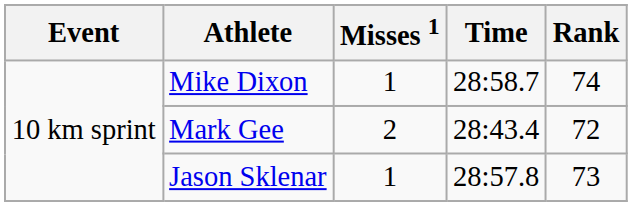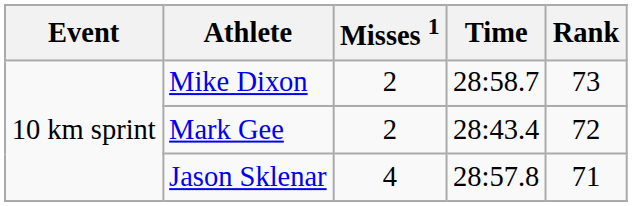(390, 82) 1 -> (390, 82) 2
(586, 82) 74 -> (586, 82) 73
(390, 176) 1 -> (390, 176) 4
(586, 176) 73 -> (586, 176) 71
